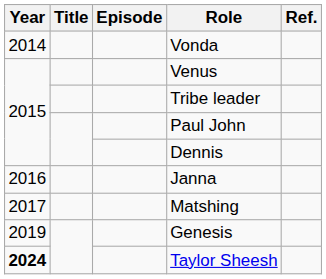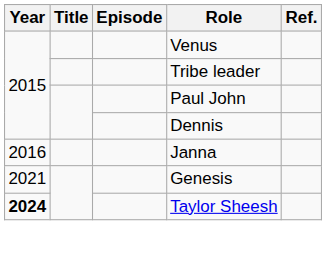- row: (194, 44)
- row: (205, 206)
(27, 233) 2019 -> (27, 179) 2021
